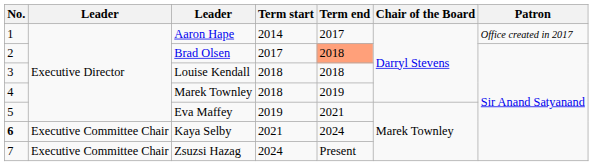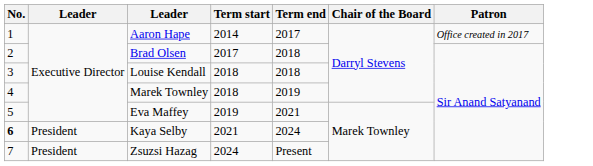(332, 53) lightsalmon background -> (288, 53) no background
(100, 131) Executive Committee Chair -> (54, 131) President
(100, 151) Executive Committee Chair -> (54, 151) President
